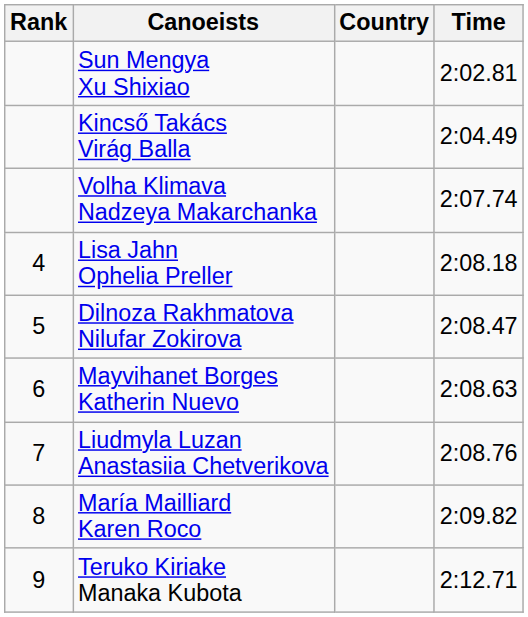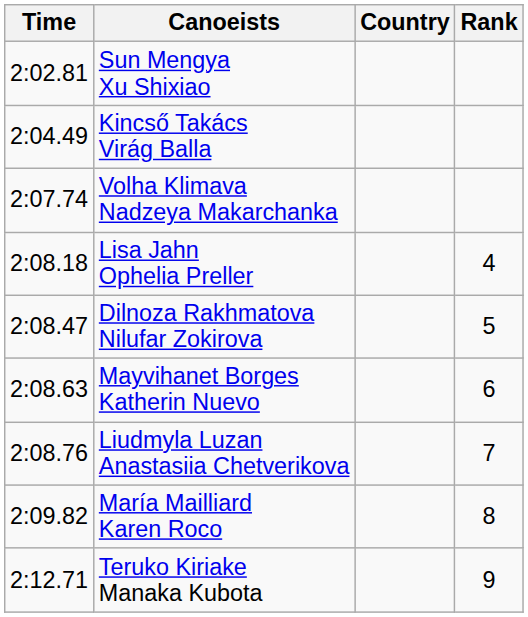columns swapped: (39, 23) <-> (479, 23)
